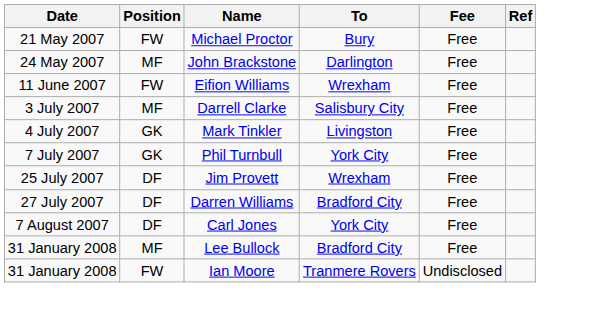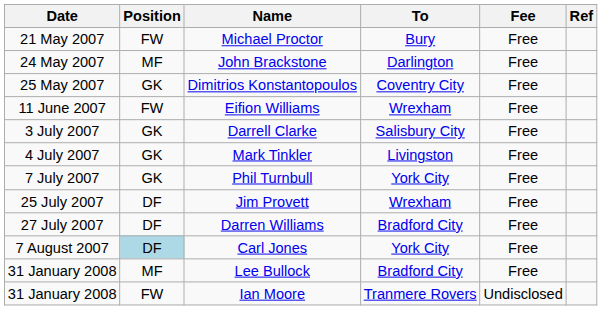+ row: (272, 86)
(152, 109) MF -> (152, 132) GK
(152, 224) no background -> (152, 247) lightblue background
